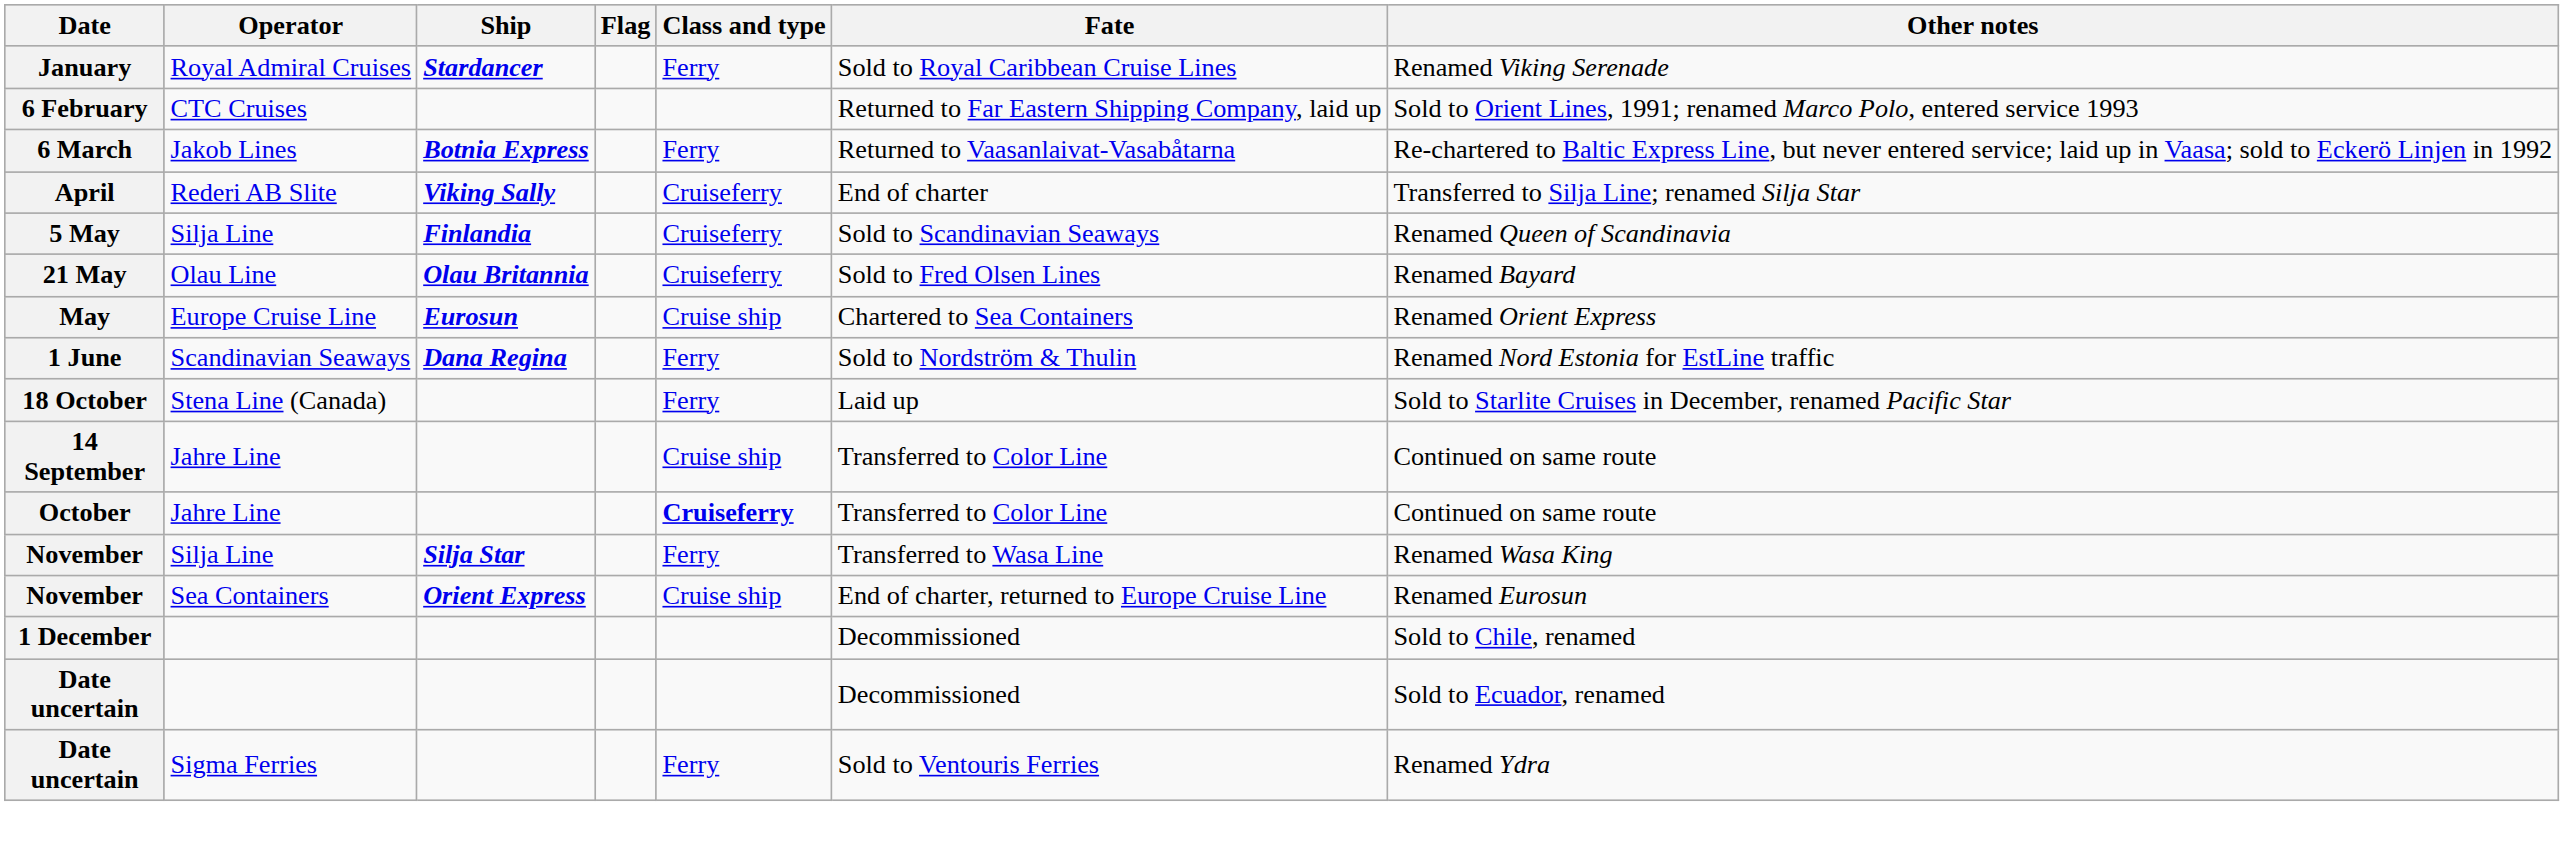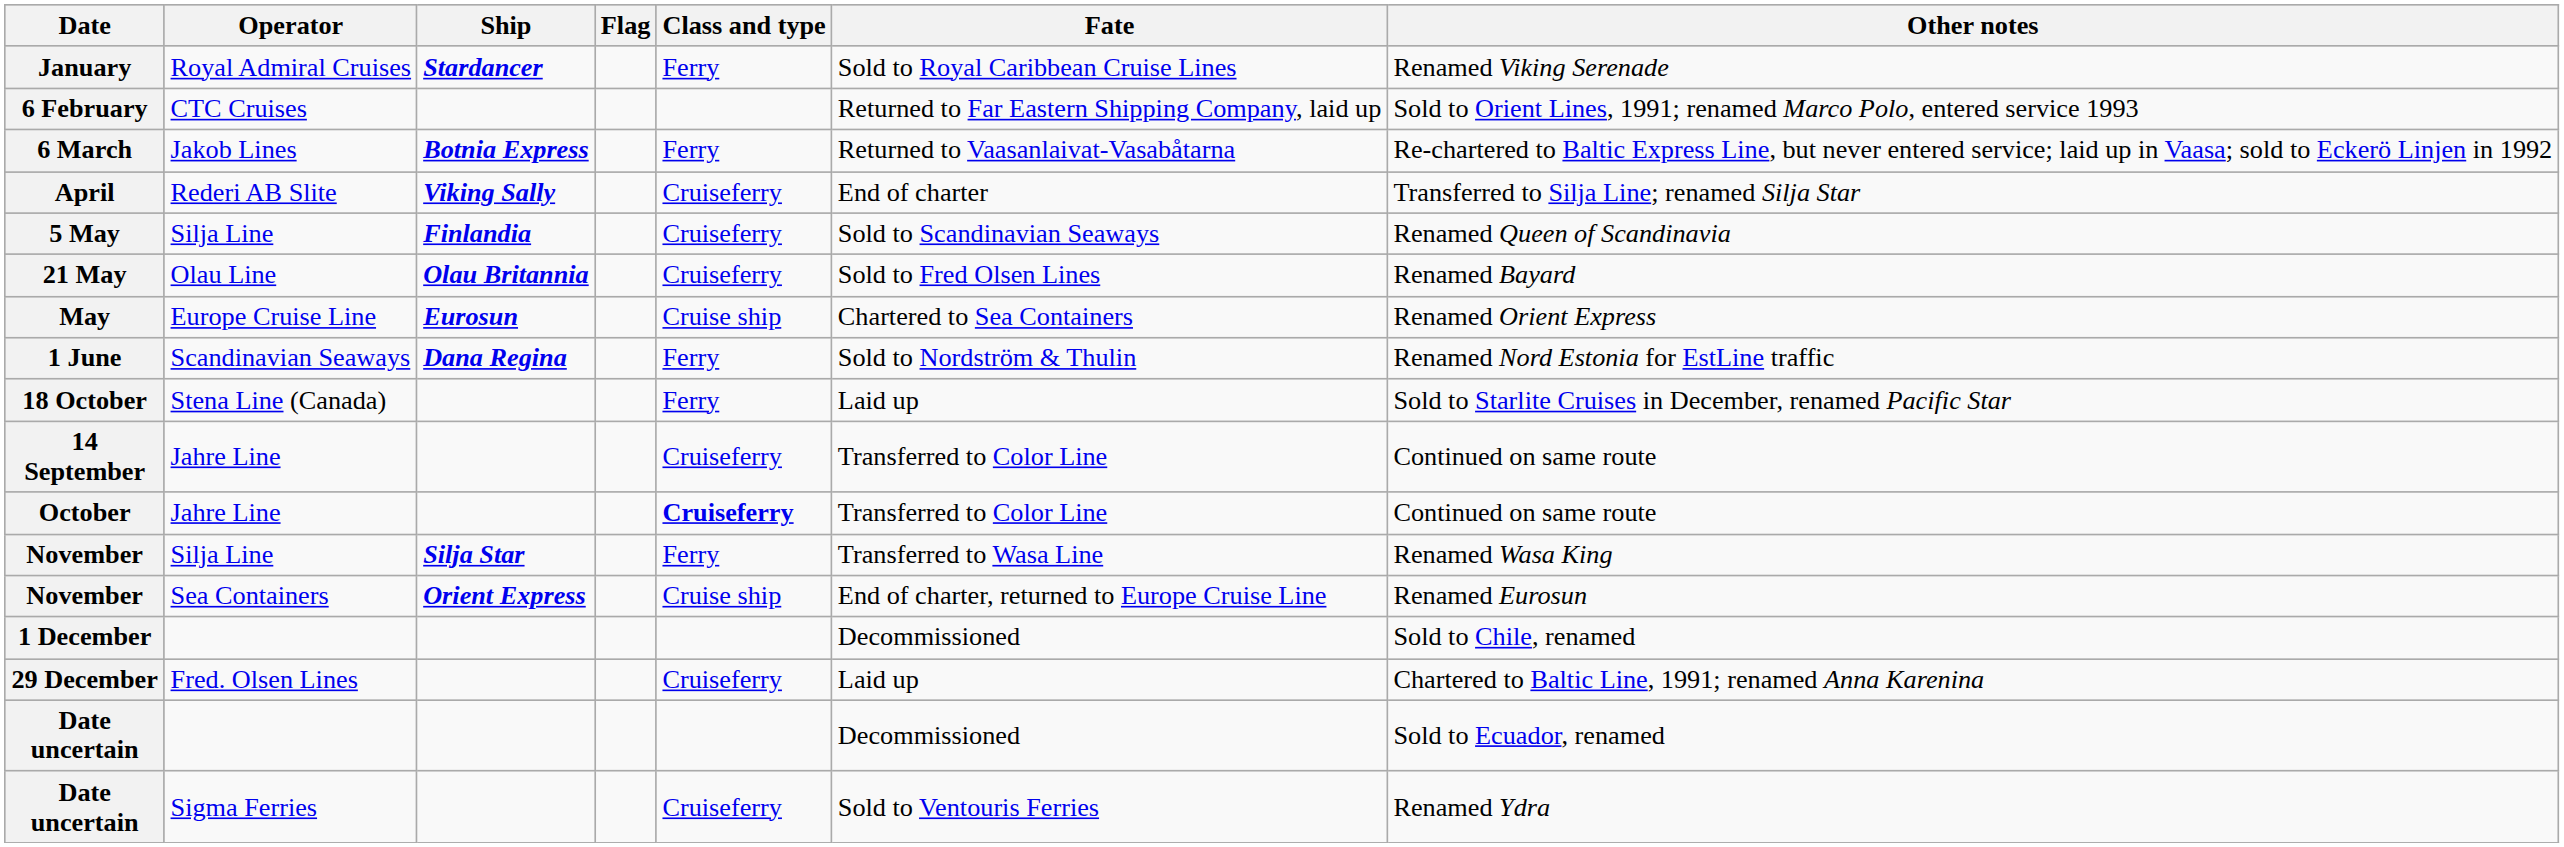(722, 456) Cruise ship -> (722, 456) Cruiseferry
+ row: (85, 679)
(691, 764) Ferry -> (722, 806) Cruiseferry
